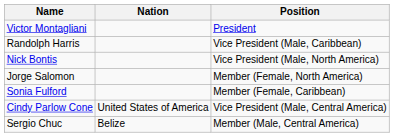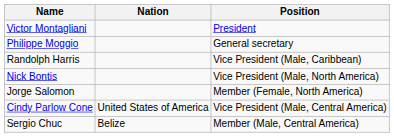+ row: (43, 44)
- row: (37, 92)
